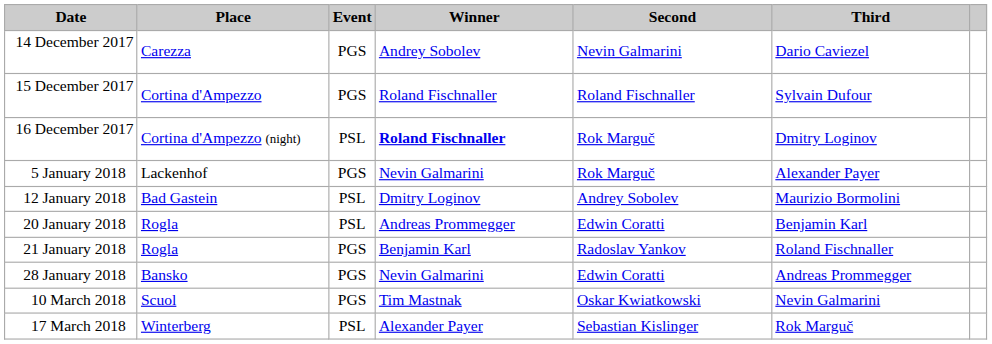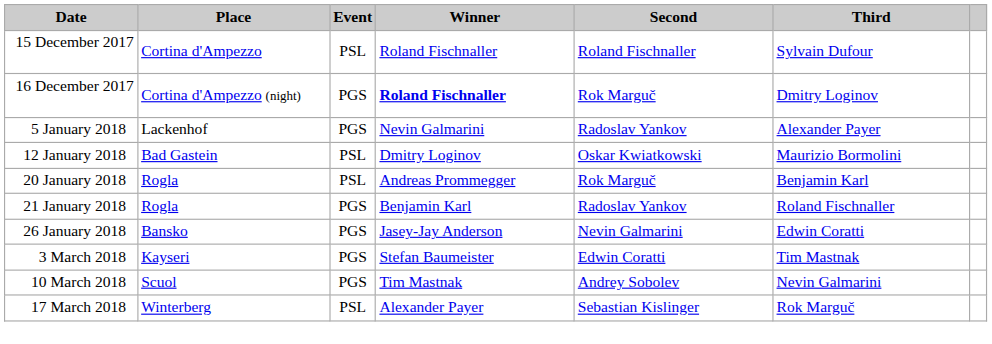- row: (75, 51)
(352, 94) PGS -> (353, 51) PSL
(352, 138) PSL -> (353, 94) PGS
(616, 172) Rok Marguč -> (632, 129) Radoslav Yankov
(628, 198) Andrey Sobolev -> (640, 154) Oskar Kwiatkowski
(621, 223) Edwin Coratti -> (617, 180) Rok Marguč
+ row: (79, 231)
- row: (78, 274)
+ row: (86, 256)
(639, 300) Oskar Kwiatkowski -> (629, 281) Andrey Sobolev
